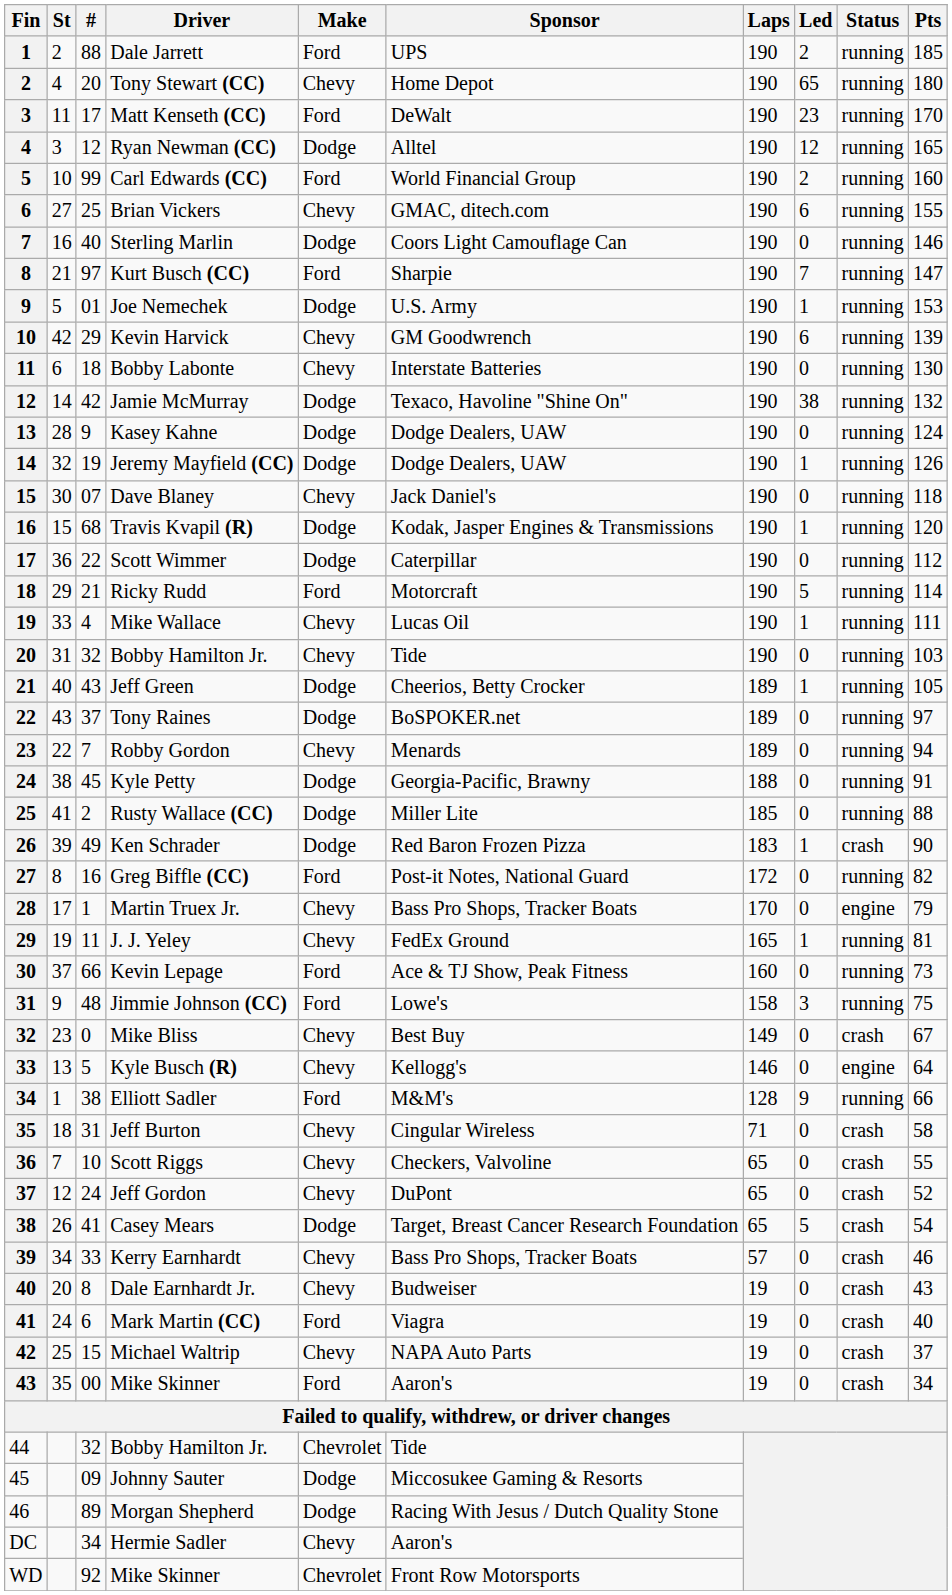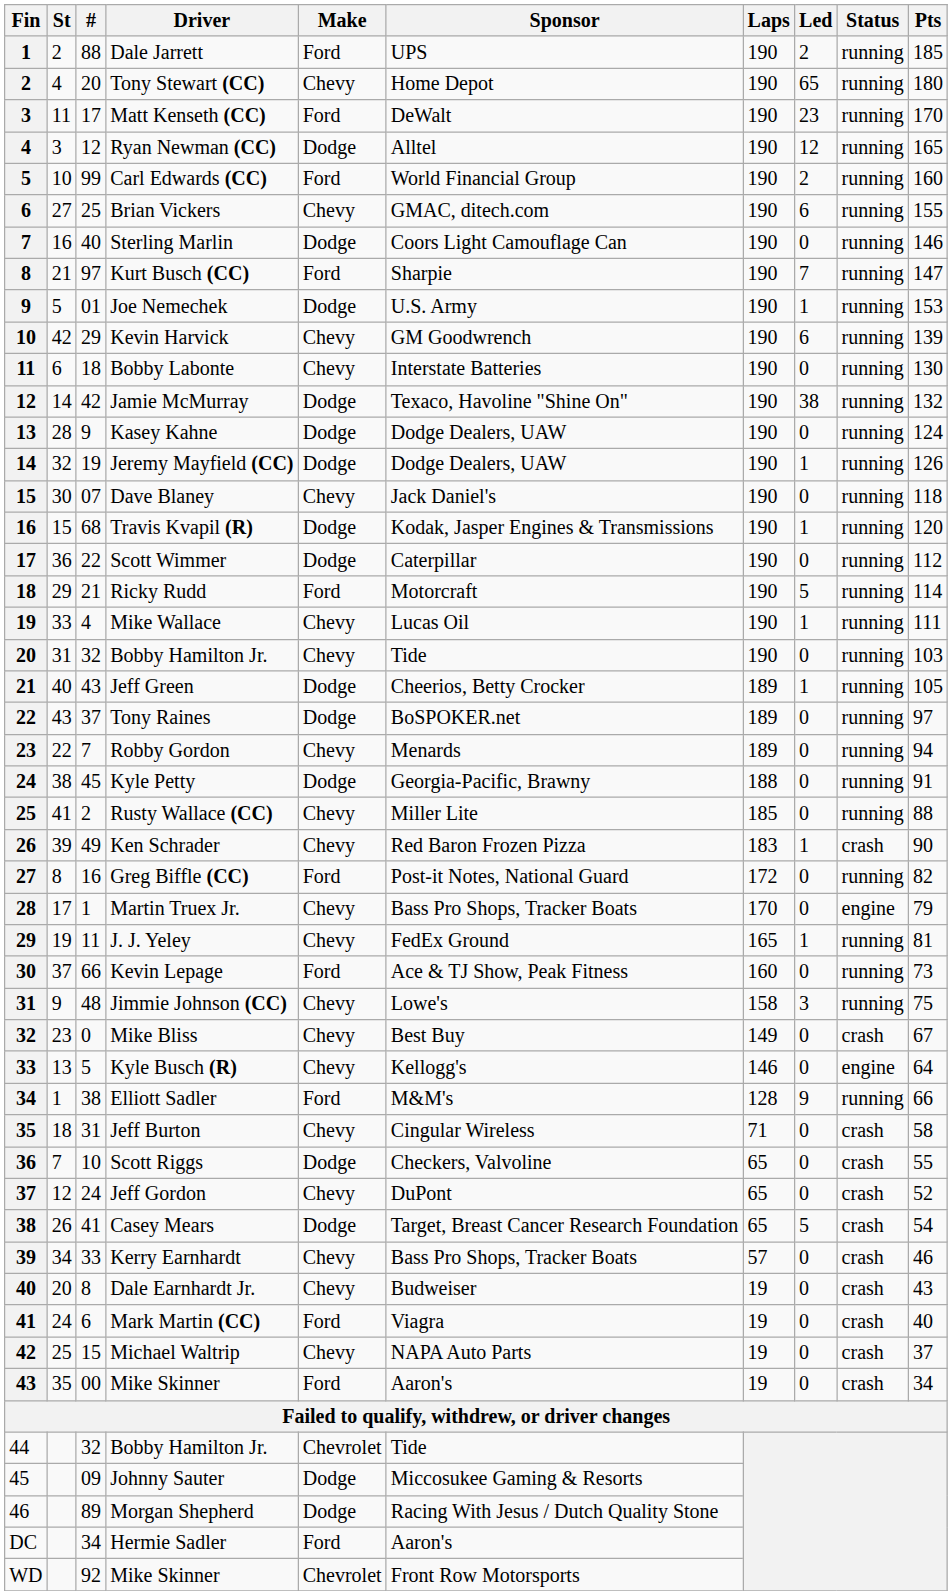(329, 813) Dodge -> (329, 813) Chevy
(329, 845) Dodge -> (329, 845) Chevy
(322, 1003) Ford -> (329, 1003) Chevy
(329, 1162) Chevy -> (329, 1162) Dodge
(329, 1542) Chevy -> (322, 1542) Ford
